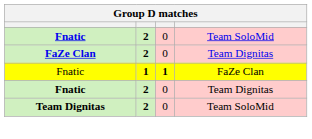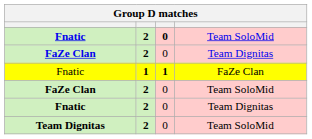(165, 36) normal -> (165, 36) bold
+ row: (70, 89)
